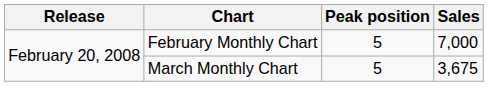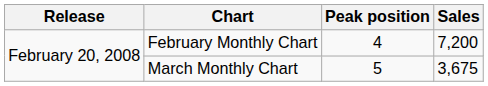(377, 42) 5 -> (377, 42) 4
(458, 42) 7,000 -> (458, 42) 7,200
